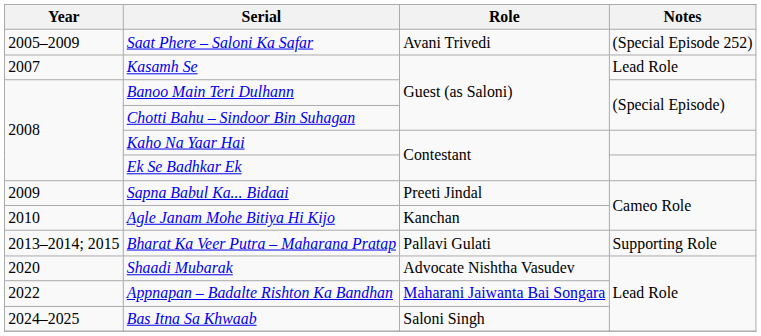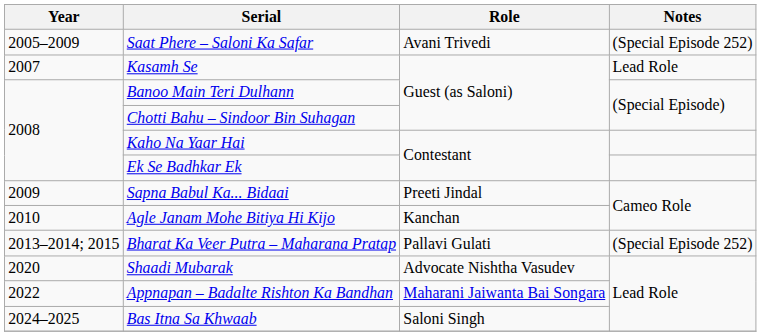(665, 243) Supporting Role -> (682, 243) (Special Episode 252)
